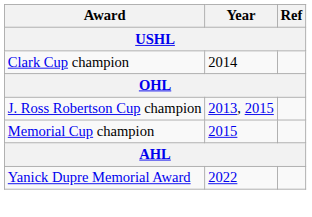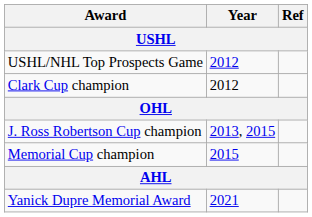+ row: (105, 62)
(223, 62) 2014 -> (224, 85) 2012
(223, 177) 2022 -> (224, 200) 2021
